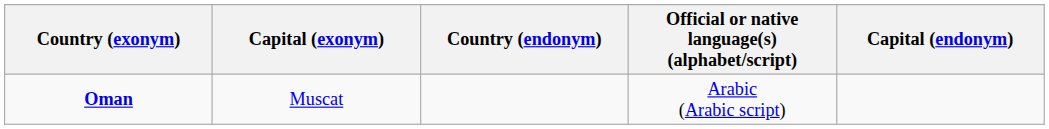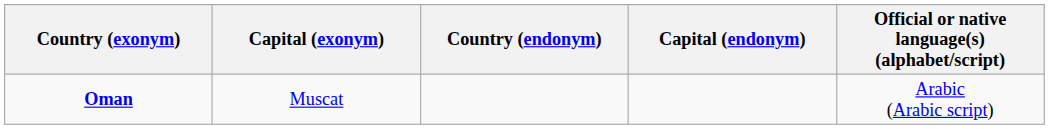columns swapped: (940, 39) <-> (732, 39)
